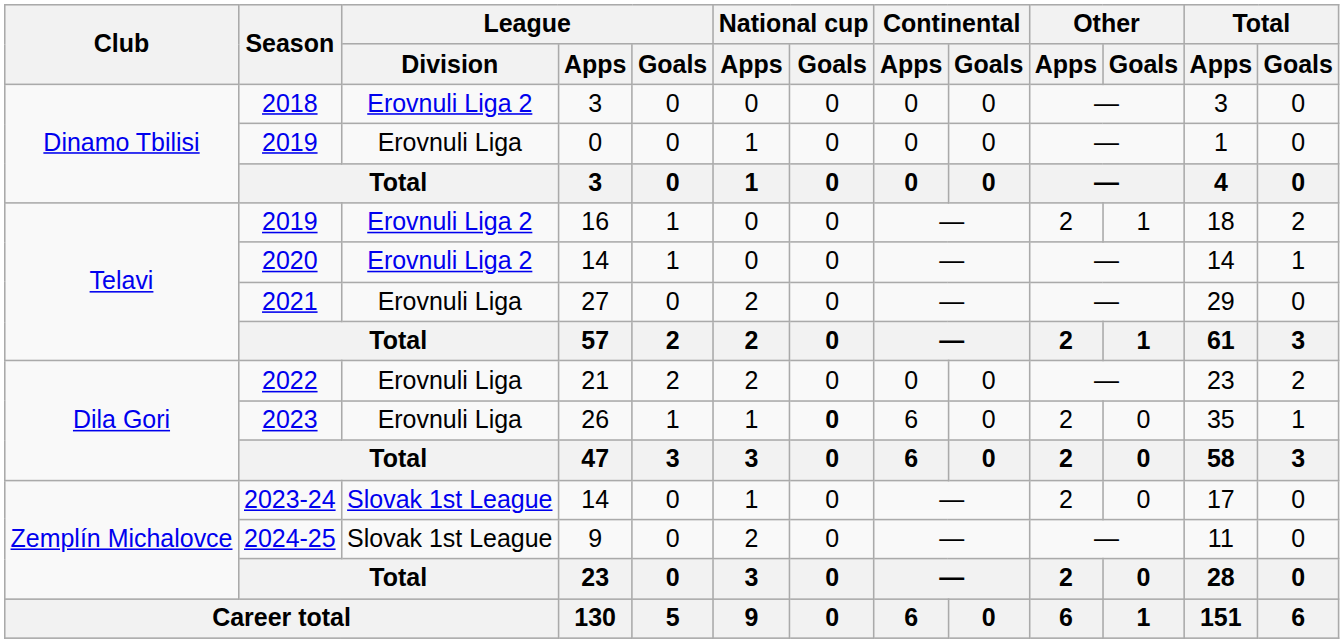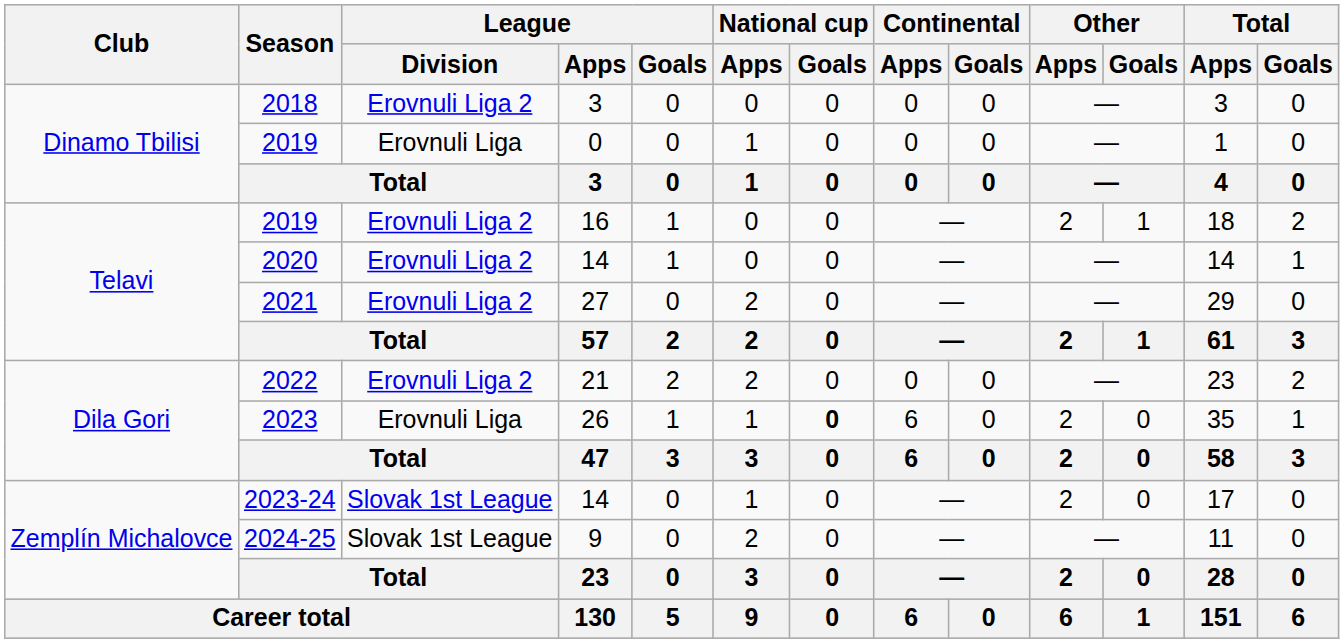(450, 301) Erovnuli Liga -> (450, 301) Erovnuli Liga 2
(450, 380) Erovnuli Liga -> (450, 380) Erovnuli Liga 2
